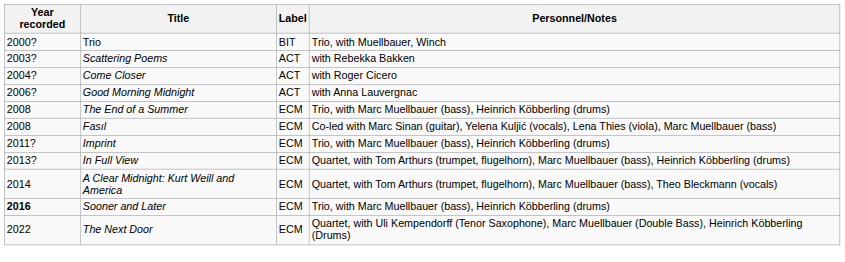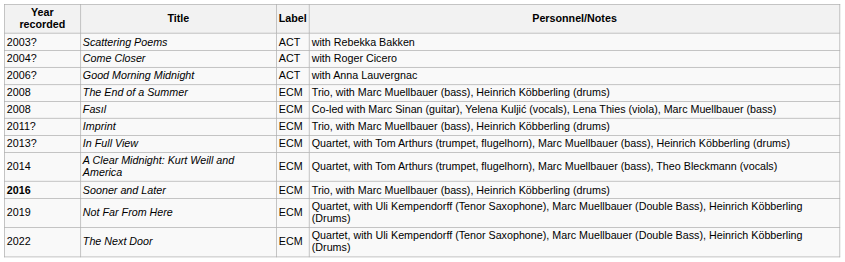- row: (92, 42)
+ row: (128, 213)
